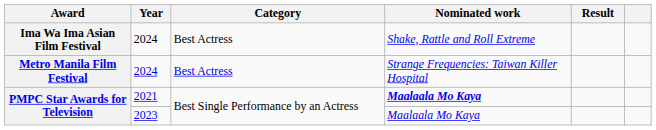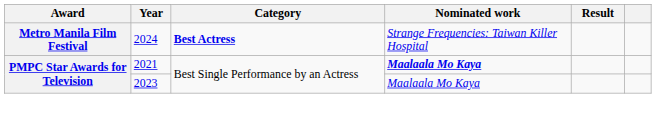- row: (68, 39)
(203, 71) normal -> (204, 39) bold
